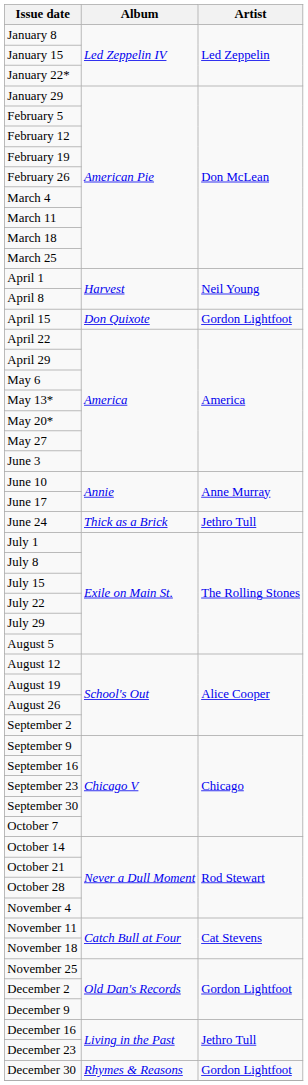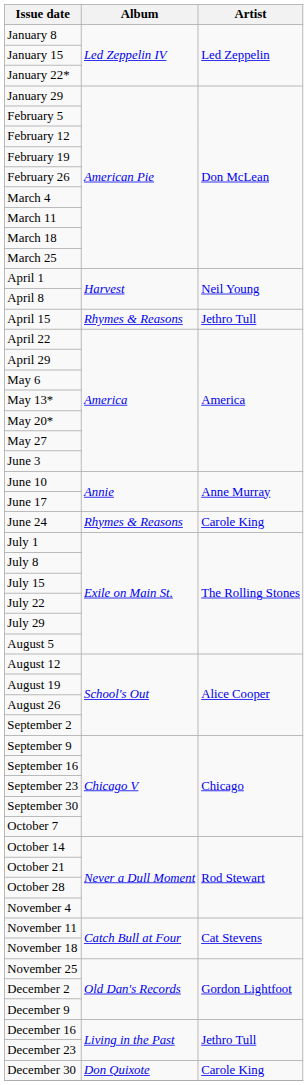(117, 319) Don Quixote -> (133, 319) Rhymes & Reasons
(246, 319) Gordon Lightfoot -> (229, 319) Jethro Tull
(126, 522) Thick as a Brick -> (133, 522) Rhymes & Reasons
(229, 522) Jethro Tull -> (233, 522) Carole King
(133, 1070) Rhymes & Reasons -> (117, 1070) Don Quixote
(246, 1070) Gordon Lightfoot -> (233, 1070) Carole King
